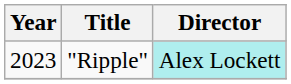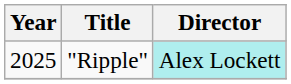(33, 59) 2023 -> (33, 59) 2025
